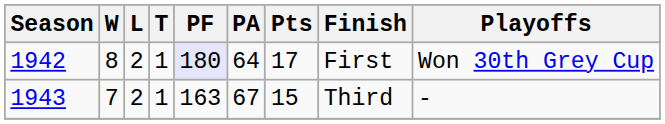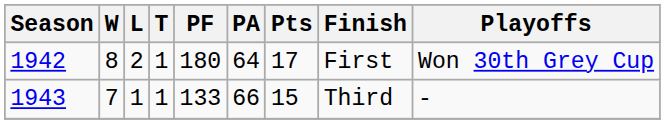(200, 61) lavender background -> (200, 61) no background
(137, 99) 2 -> (137, 99) 1
(200, 99) 163 -> (200, 99) 133
(246, 99) 67 -> (246, 99) 66
